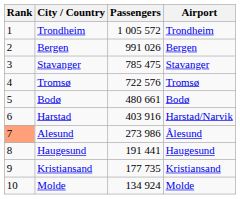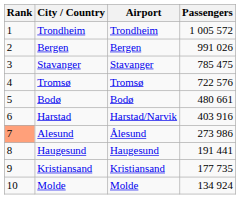columns swapped: (199, 13) <-> (135, 13)
